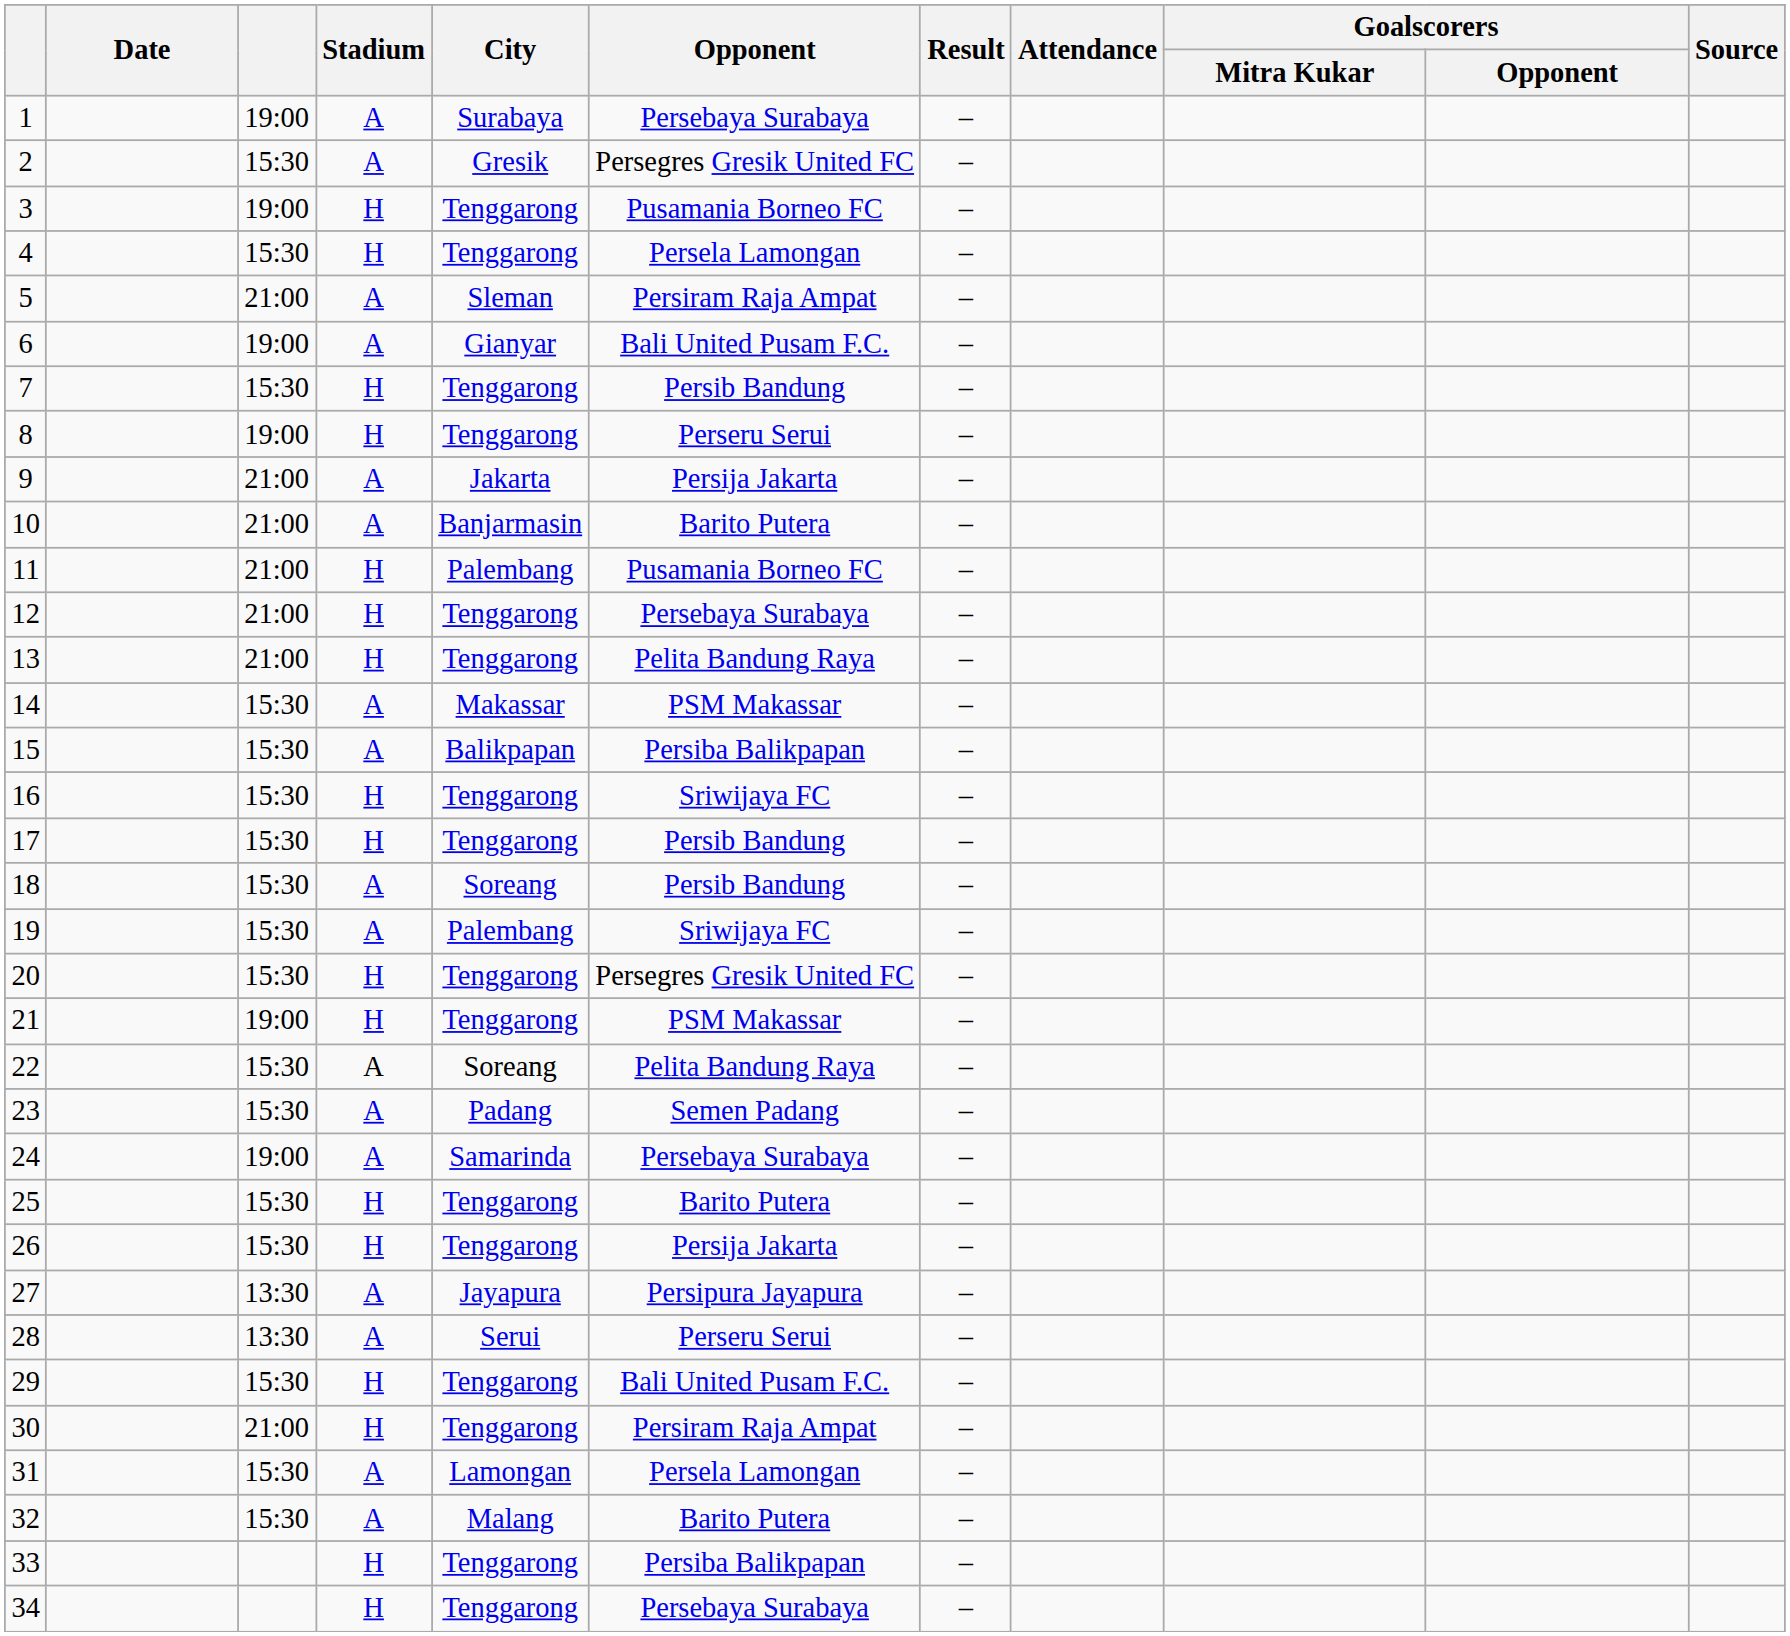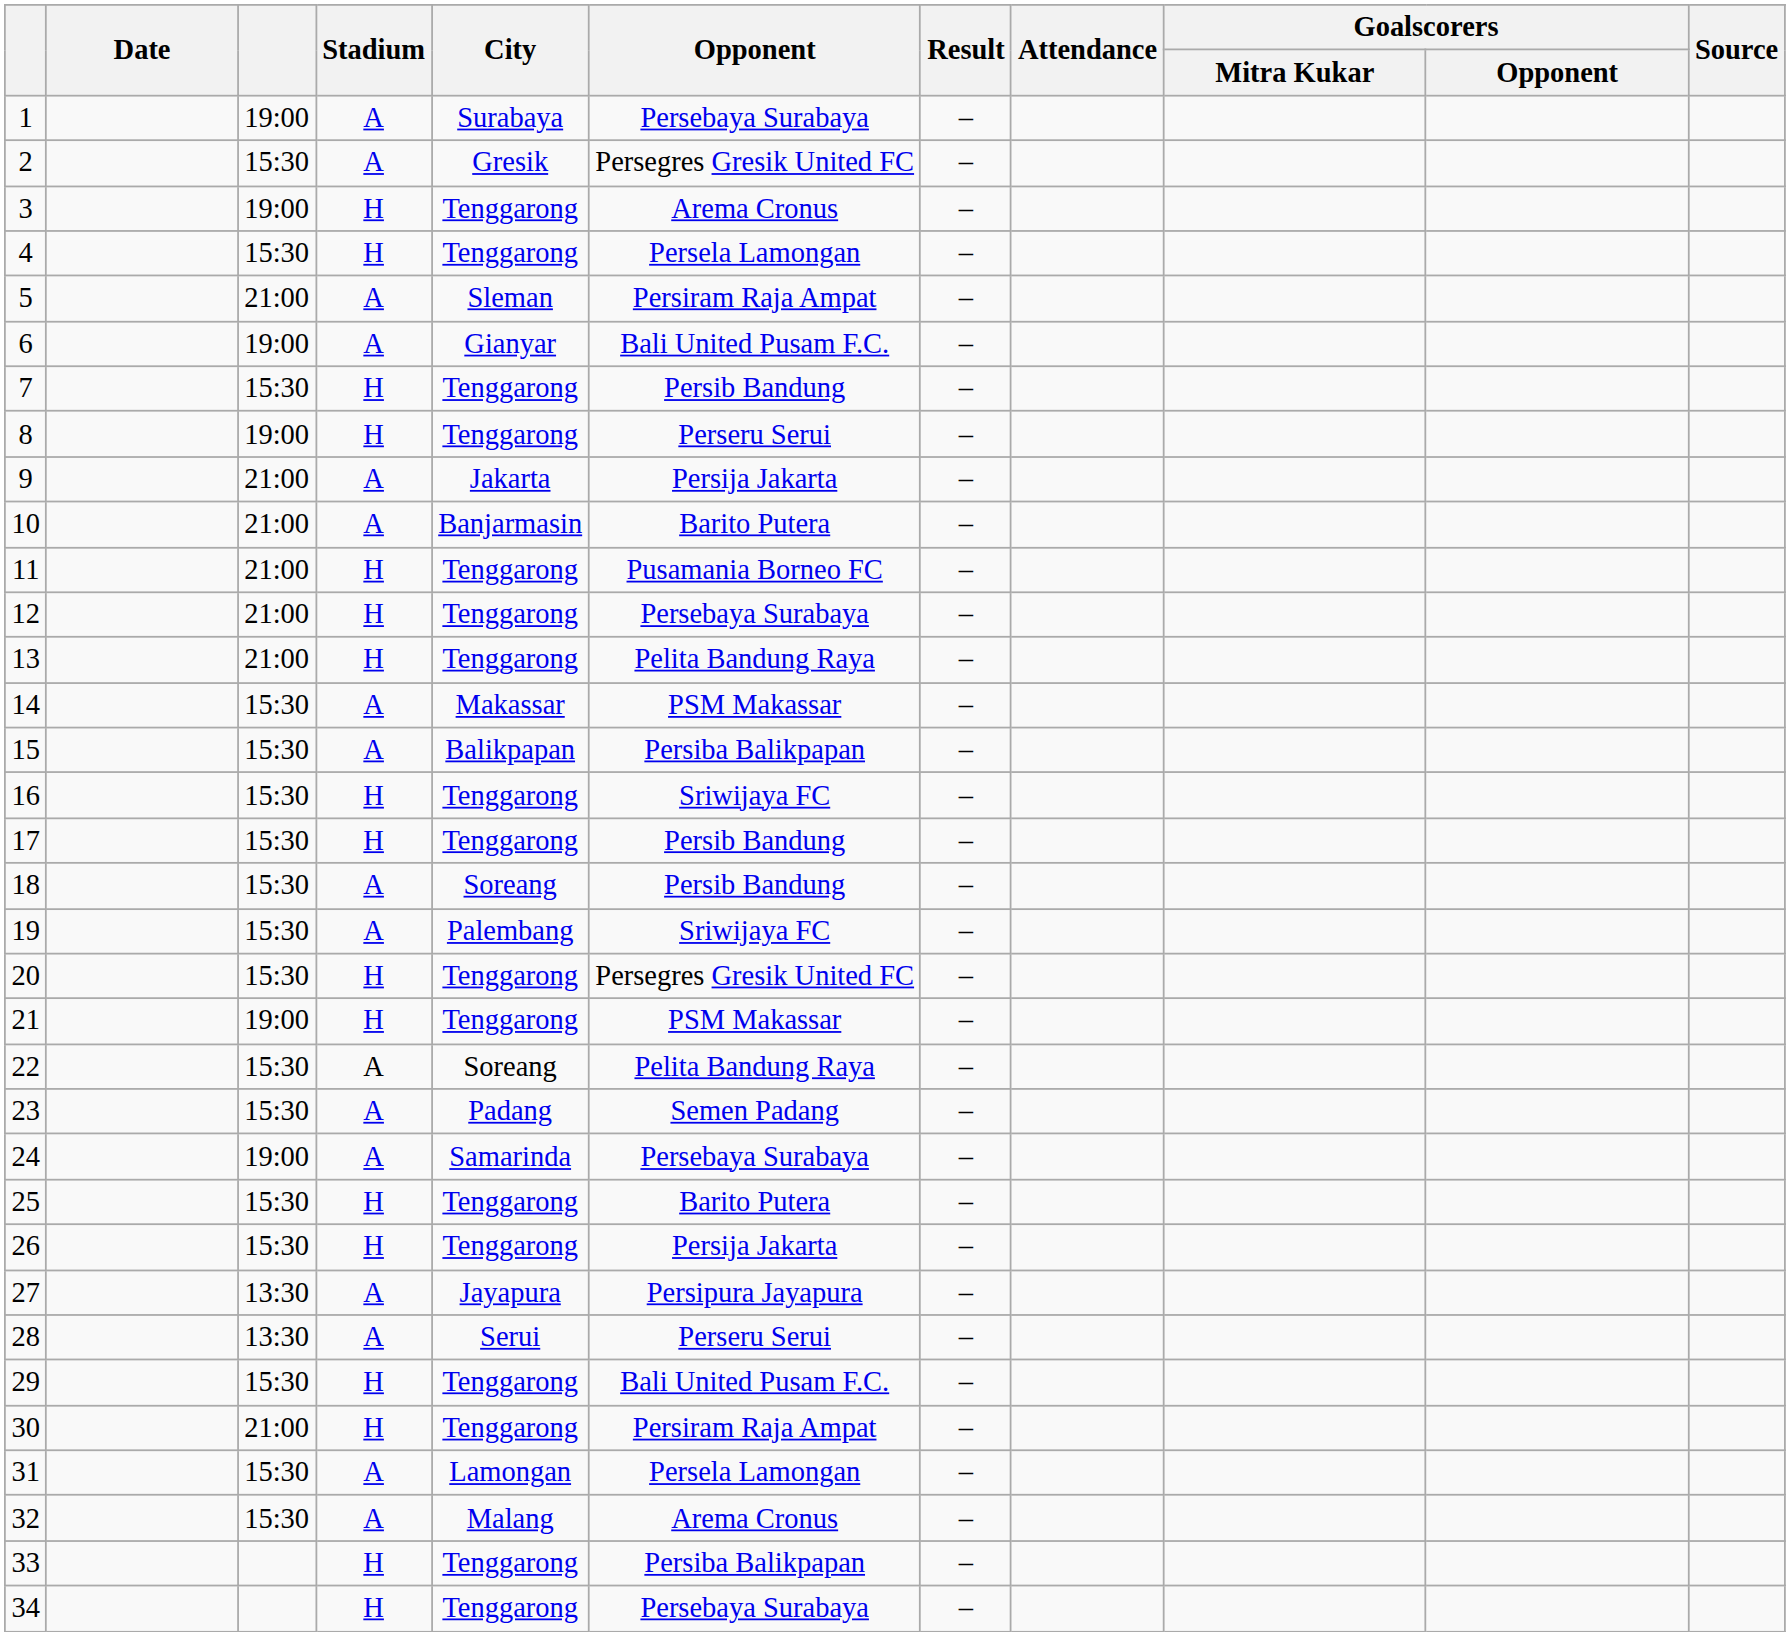(755, 207) Pusamania Borneo FC -> (755, 207) Arema Cronus
(510, 569) Palembang -> (510, 569) Tenggarong
(755, 1517) Barito Putera -> (755, 1517) Arema Cronus
